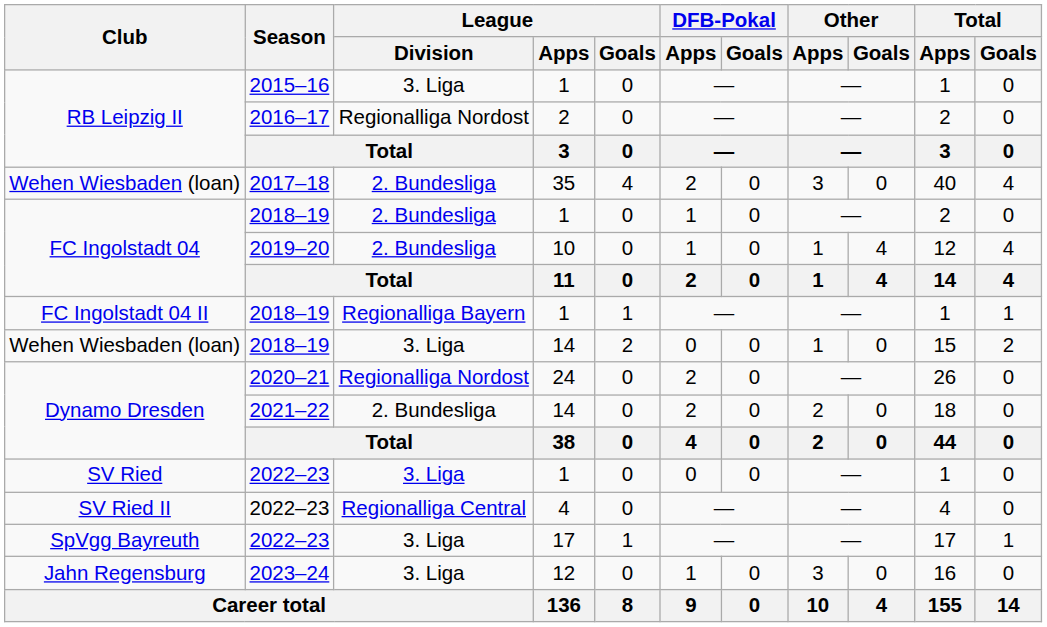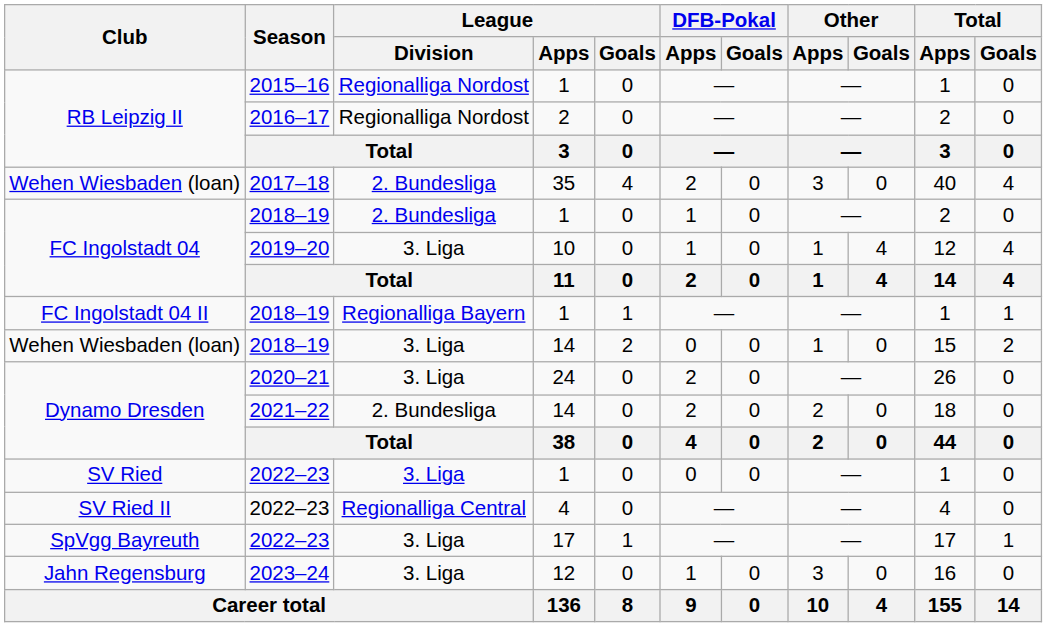(434, 85) 3. Liga -> (434, 85) Regionalliga Nordost
(434, 248) 2. Bundesliga -> (434, 248) 3. Liga
(434, 378) Regionalliga Nordost -> (434, 378) 3. Liga
